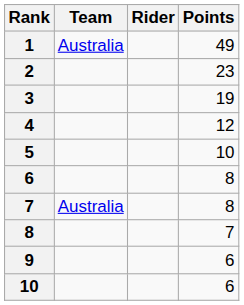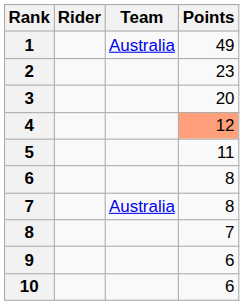columns swapped: (153, 17) <-> (91, 17)
(225, 98) 19 -> (225, 98) 20
(225, 125) no background -> (225, 125) lightsalmon background
(225, 152) 10 -> (226, 152) 11
